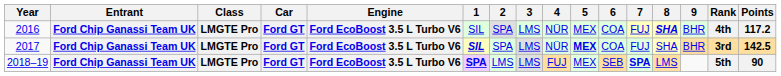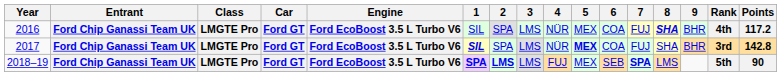(757, 46) 142.5 -> (758, 46) 142.8
(503, 63) normal -> (503, 63) bold
